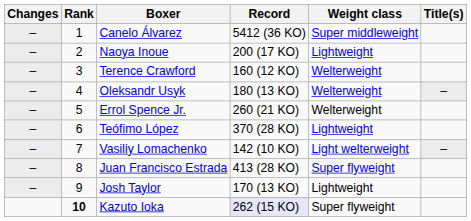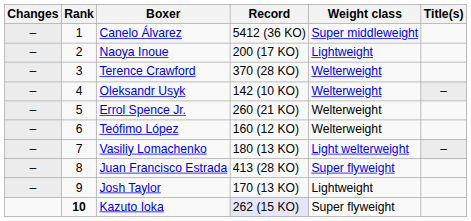(266, 71) 160 (12 KO) -> (266, 71) 370 (28 KO)
(266, 91) 180 (13 KO) -> (266, 91) 142 (10 KO)
(266, 129) 370 (28 KO) -> (266, 129) 160 (12 KO)
(342, 129) Lightweight -> (346, 129) Welterweight
(266, 149) 142 (10 KO) -> (266, 149) 180 (13 KO)
